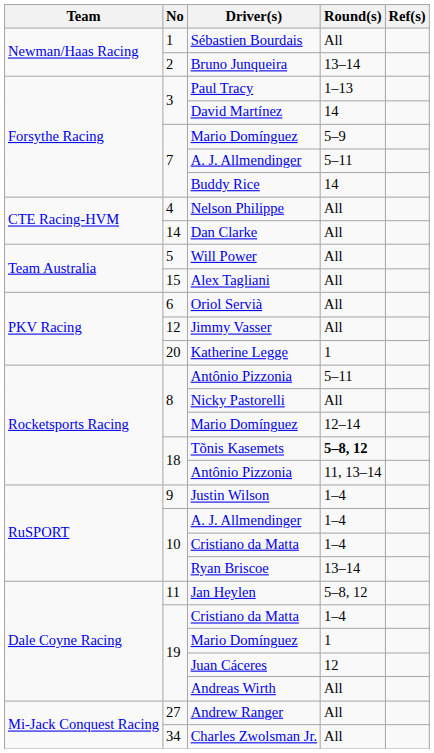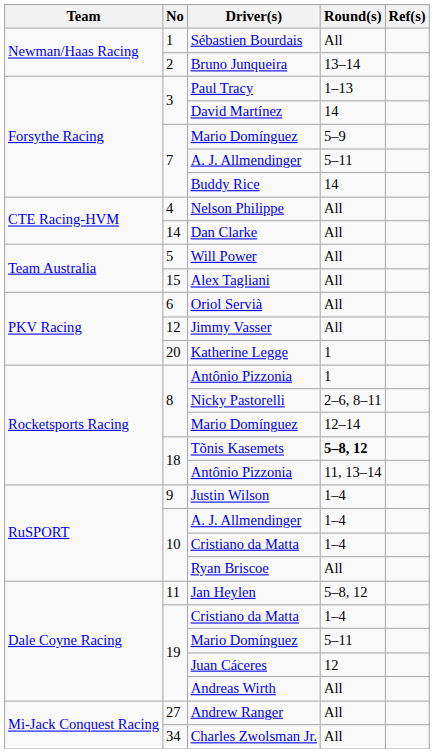(338, 376) 5–11 -> (328, 376) 1
(333, 400) All -> (353, 400) 2–6, 8–11
(342, 568) 13–14 -> (333, 568) All
(328, 640) 1 -> (338, 640) 5–11
